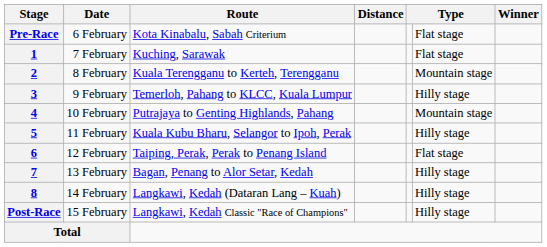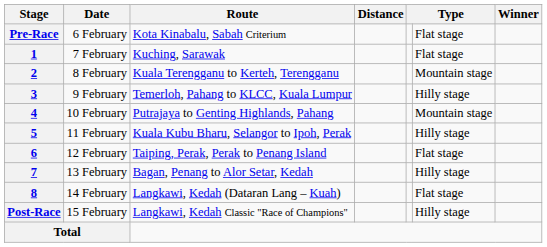(442, 192) Hilly stage -> (439, 192) Flat stage
